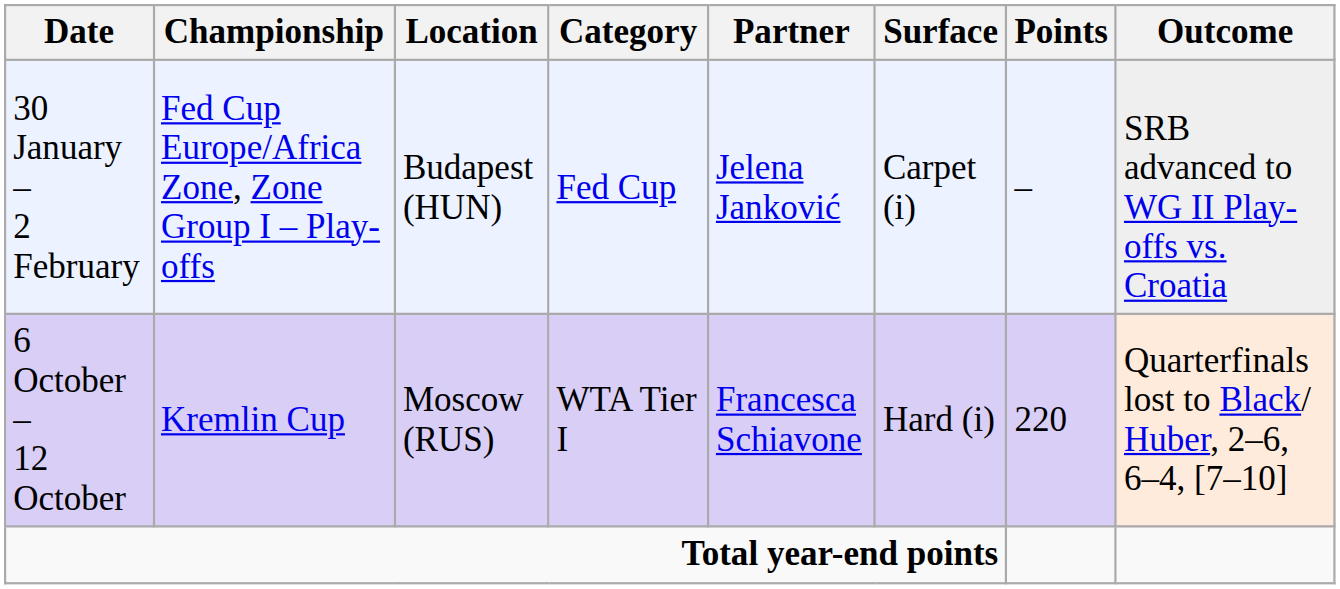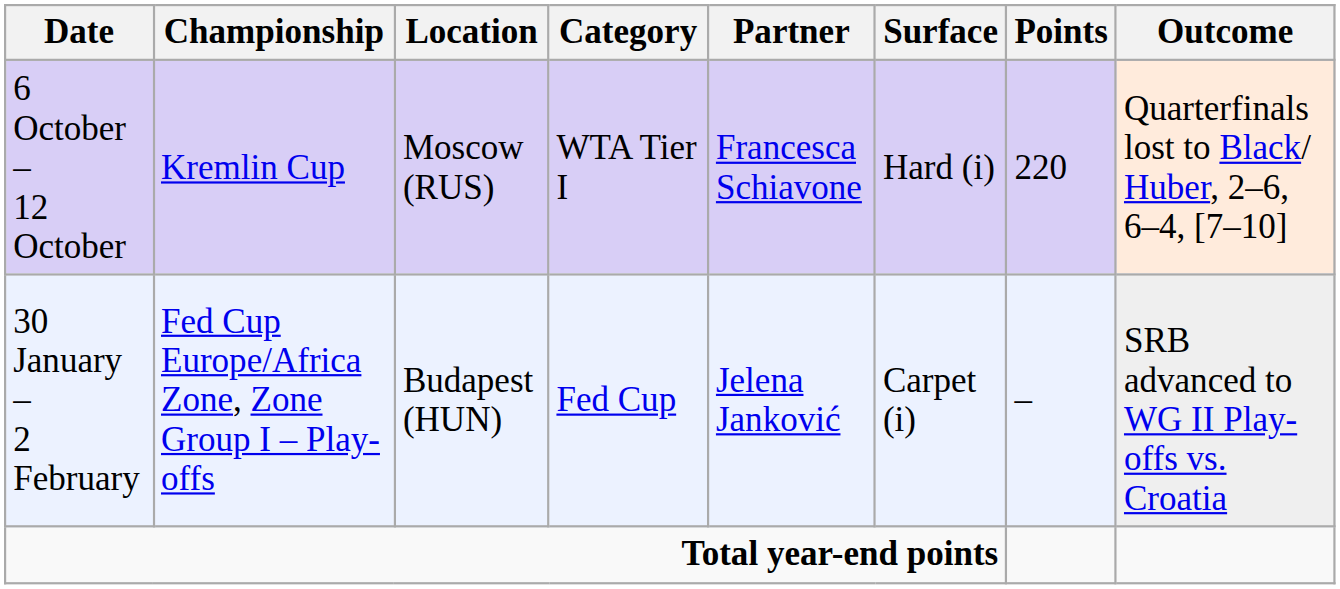rows swapped: (76, 186) <-> (70, 419)
